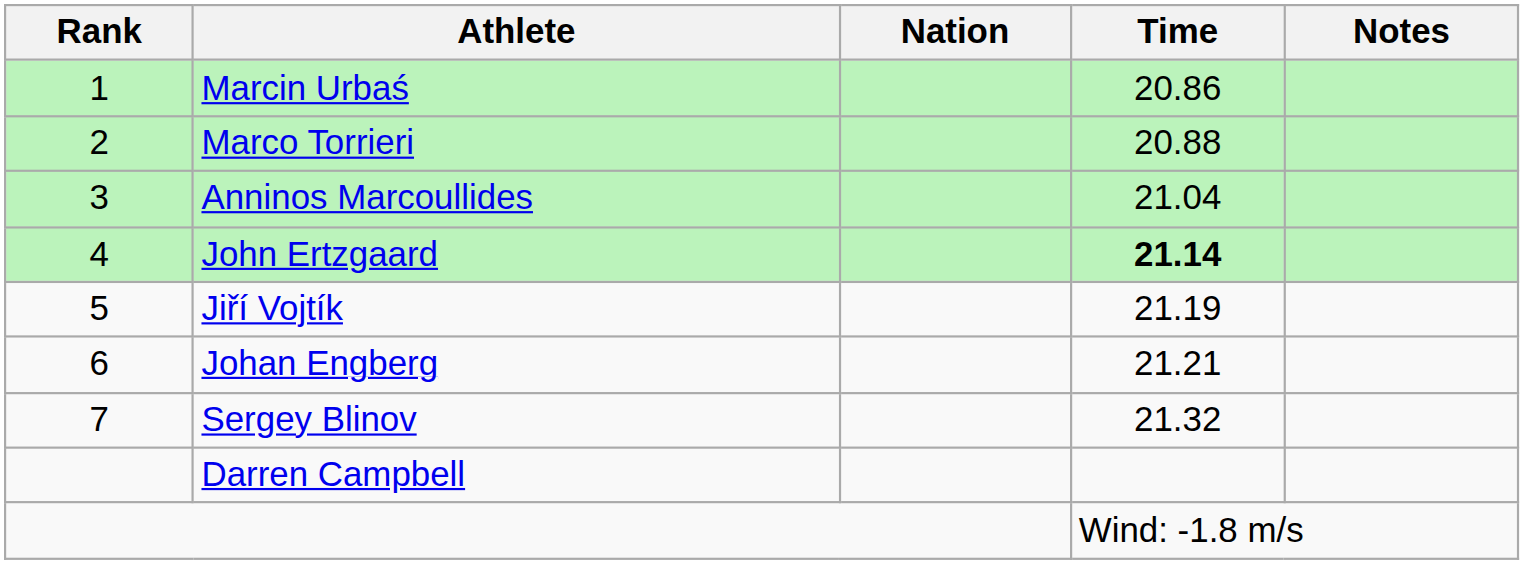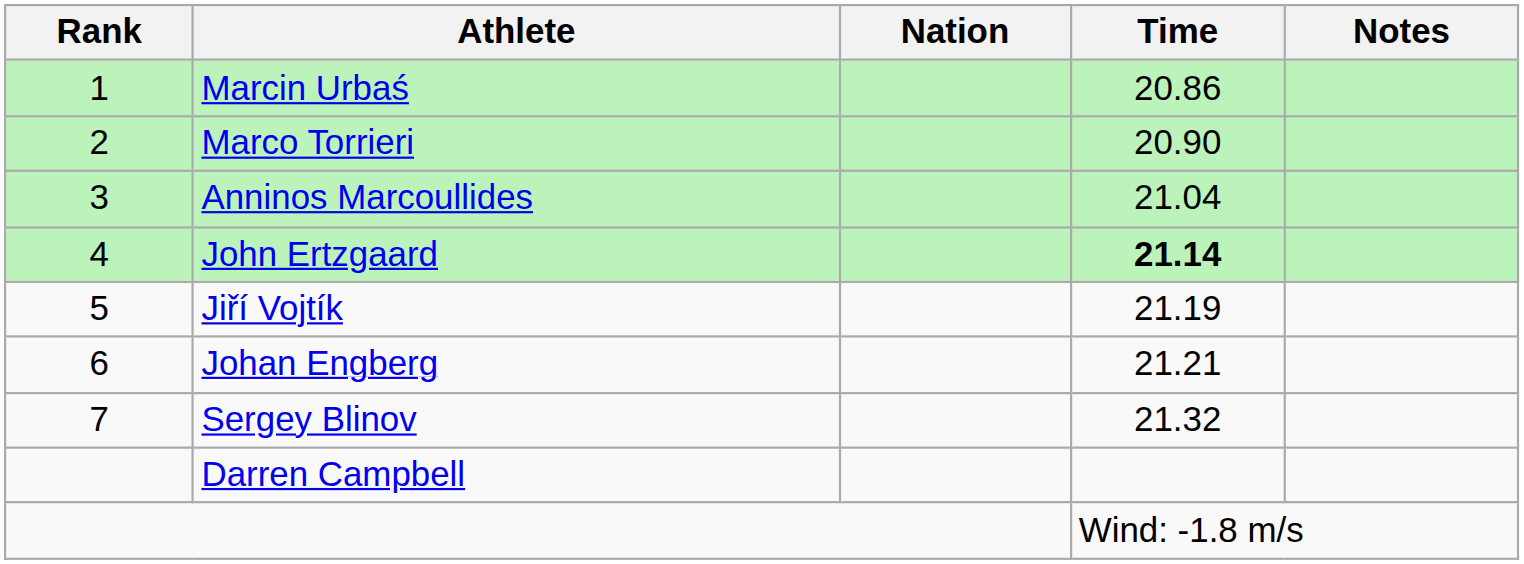(1178, 142) 20.88 -> (1178, 142) 20.90
